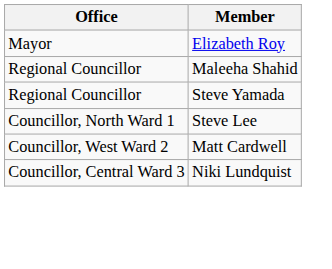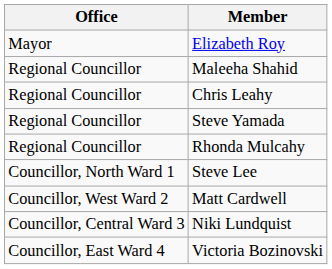+ row: (232, 95)
+ row: (249, 146)
+ row: (258, 250)
